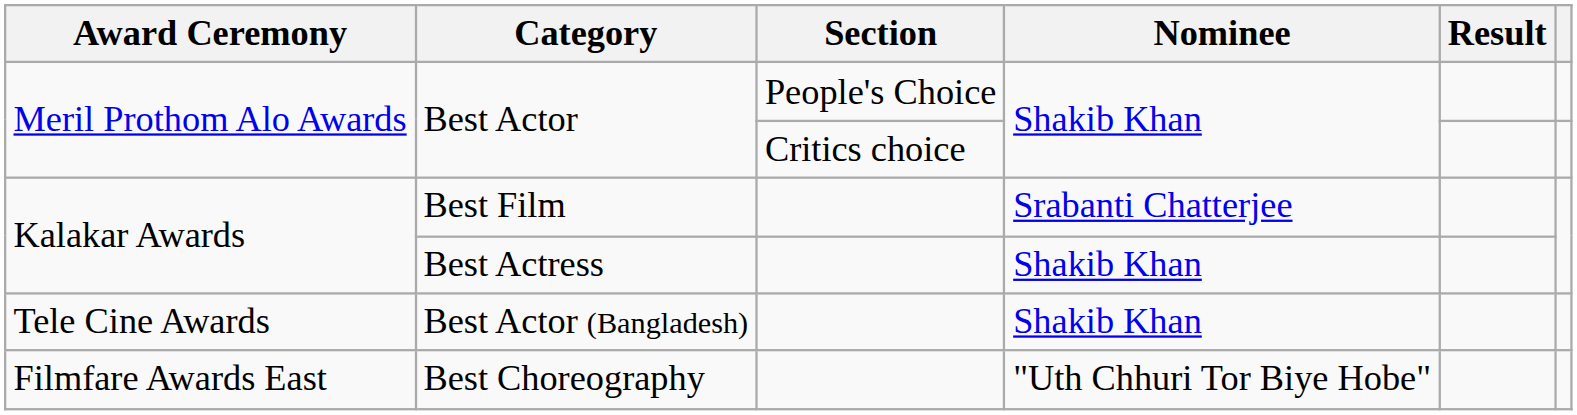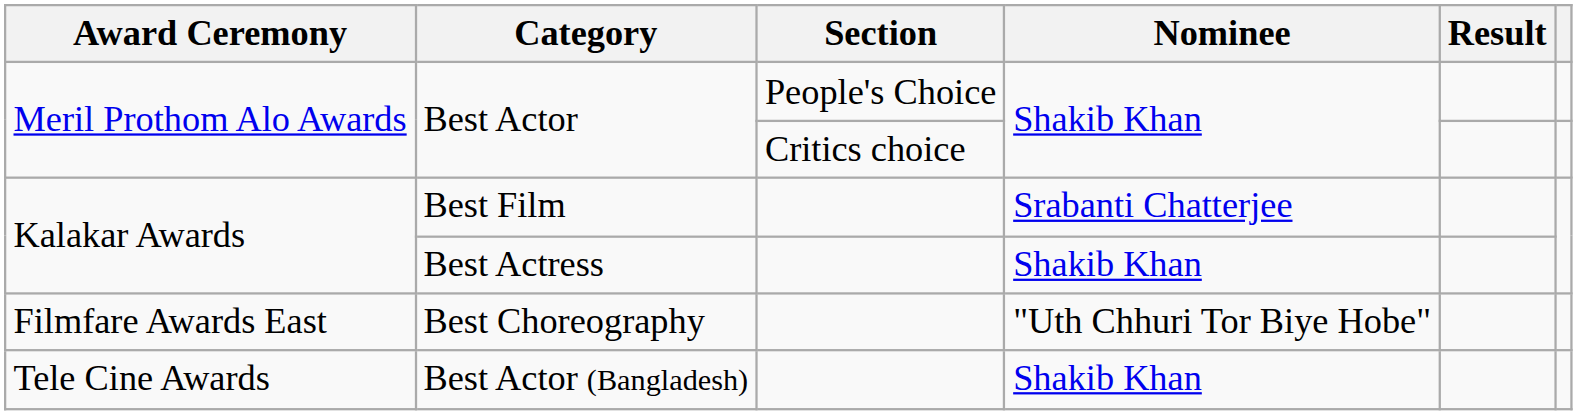rows swapped: (586, 321) <-> (564, 378)
